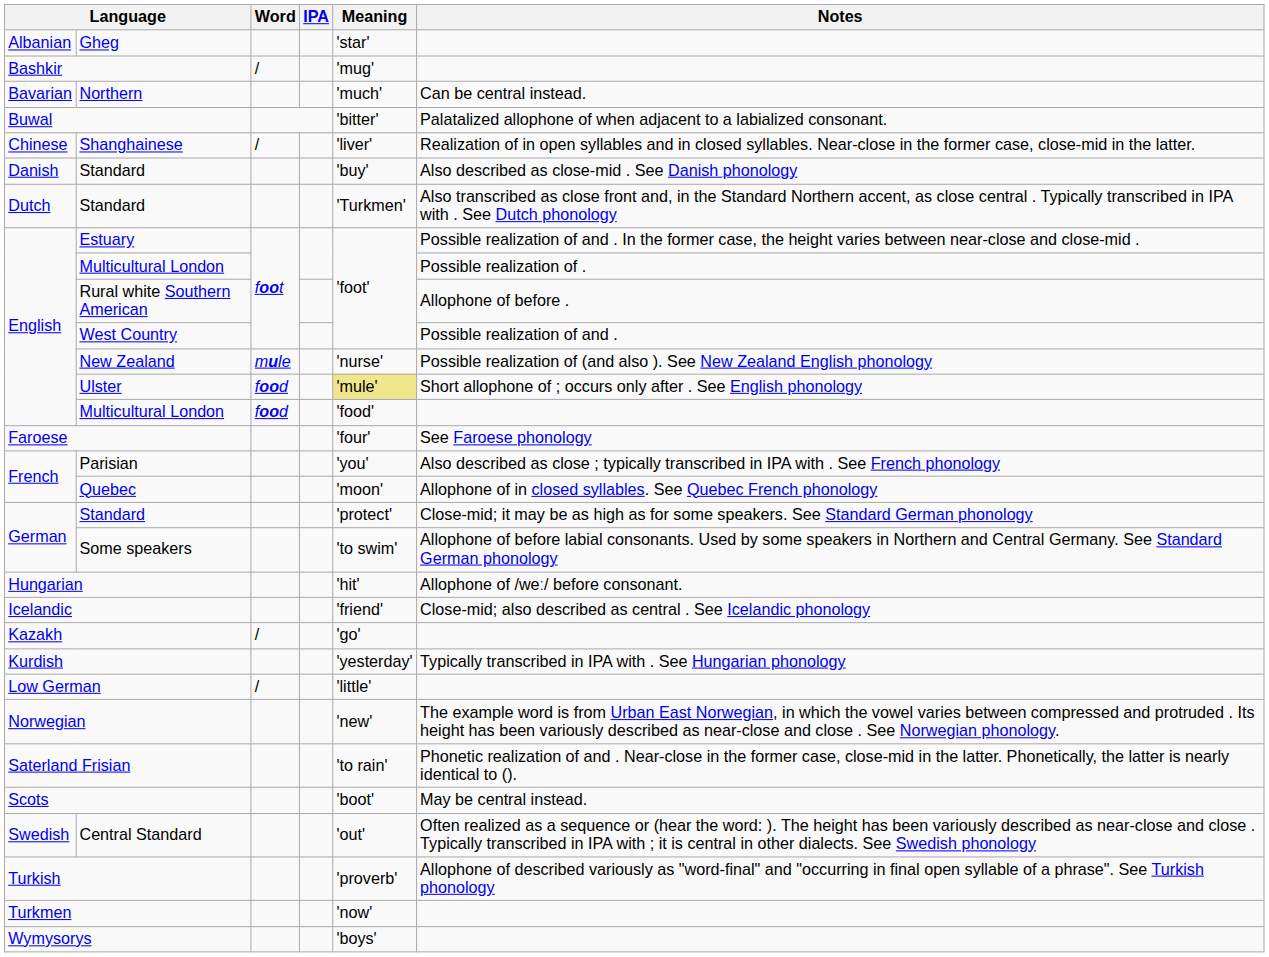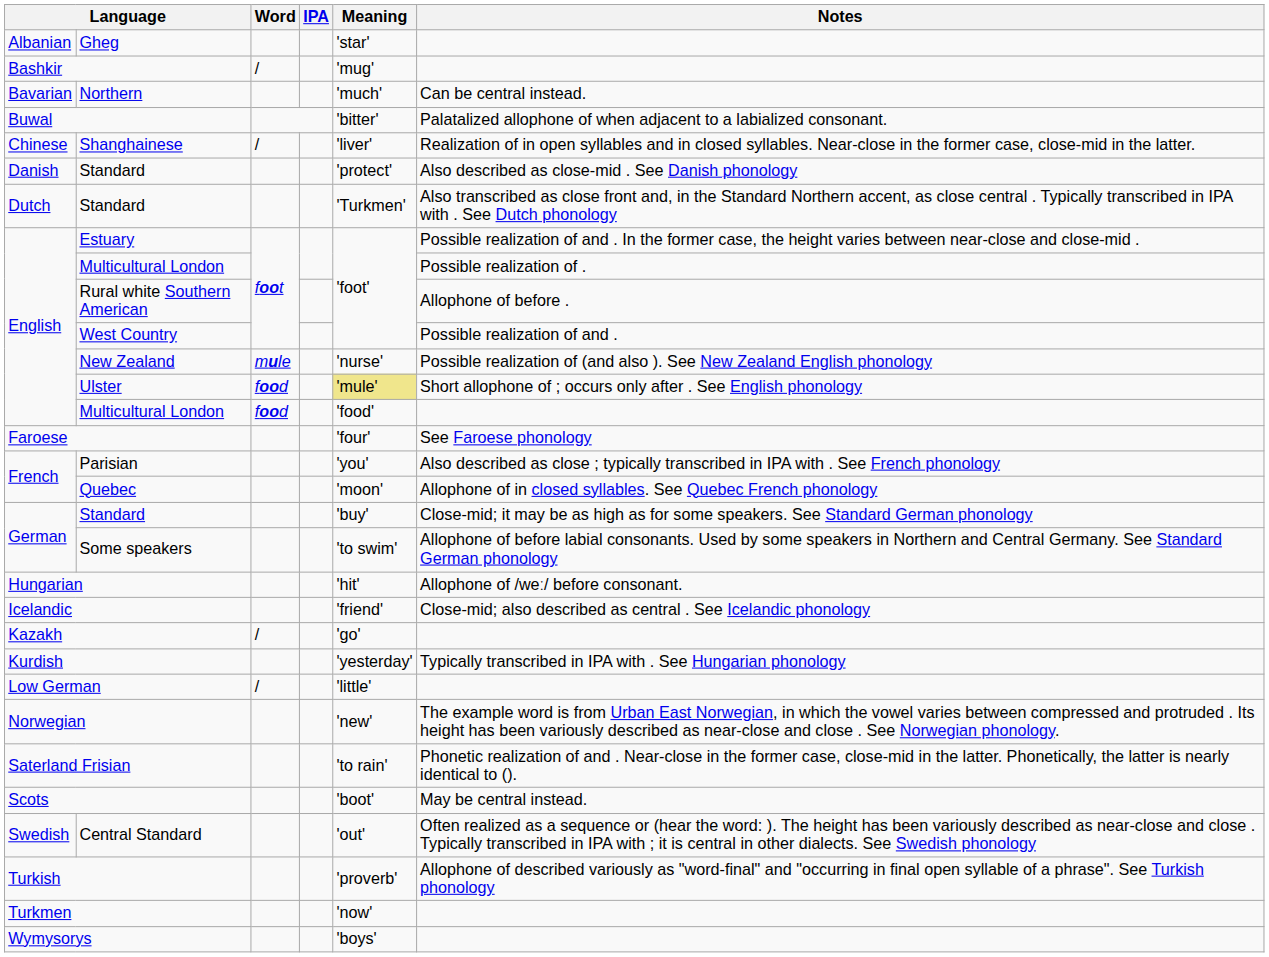(353, 171) 'buy' -> (364, 171) 'protect'
(364, 514) 'protect' -> (353, 514) 'buy'
